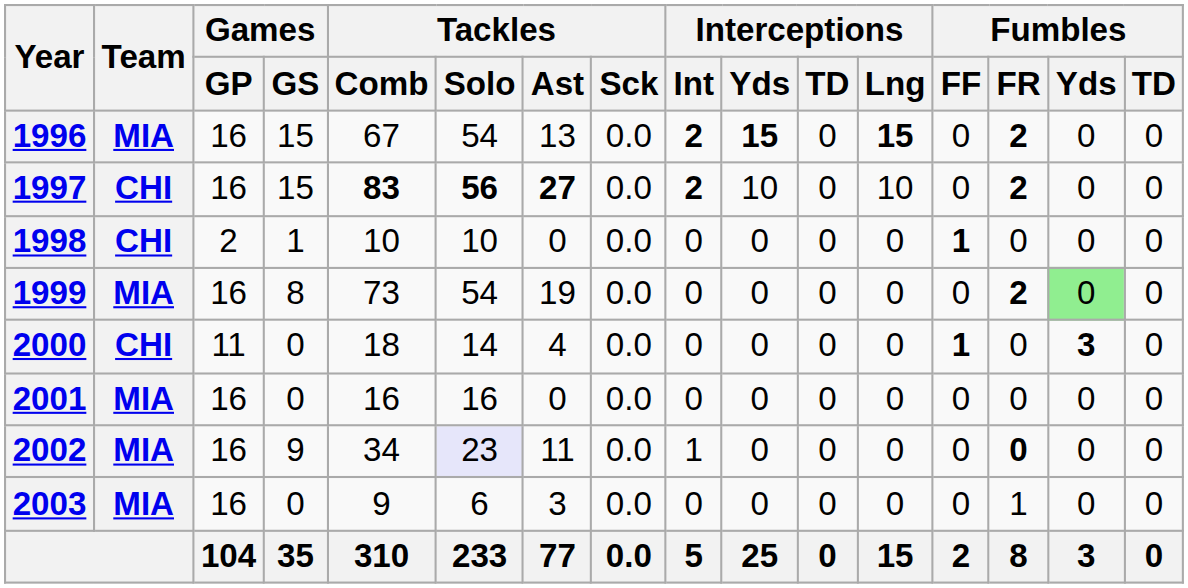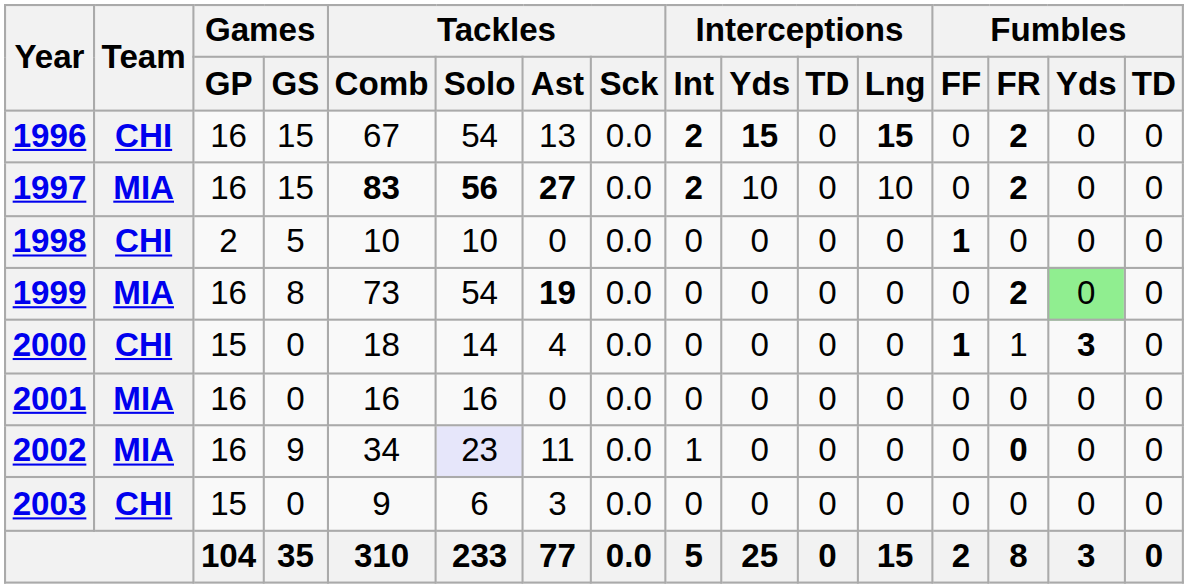(144, 135) MIA -> (144, 135) CHI
(144, 188) CHI -> (144, 188) MIA
(295, 240) 1 -> (295, 240) 5
(557, 293) normal -> (557, 293) bold
(229, 345) 11 -> (229, 345) 15
(1018, 345) 0 -> (1018, 345) 1
(144, 503) MIA -> (144, 503) CHI
(229, 503) 16 -> (229, 503) 15
(1018, 503) 1 -> (1018, 503) 0
